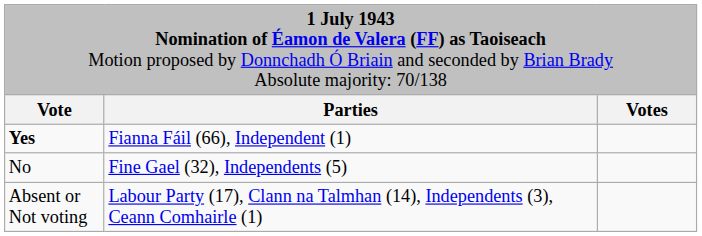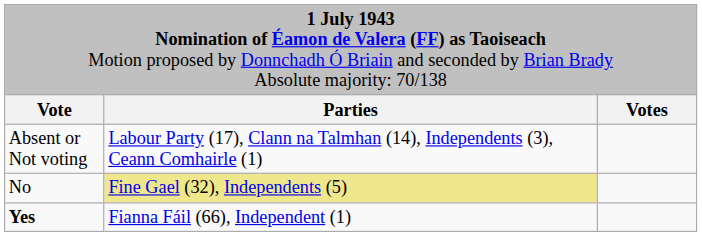rows swapped: (22, 138) <-> (48, 206)
(228, 167) no background -> (228, 187) khaki background
